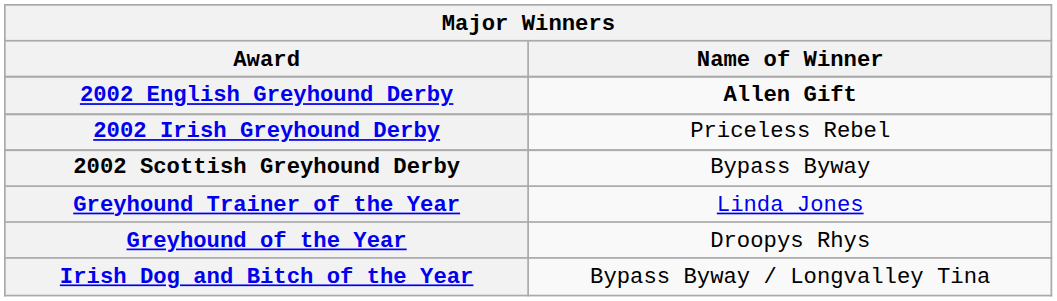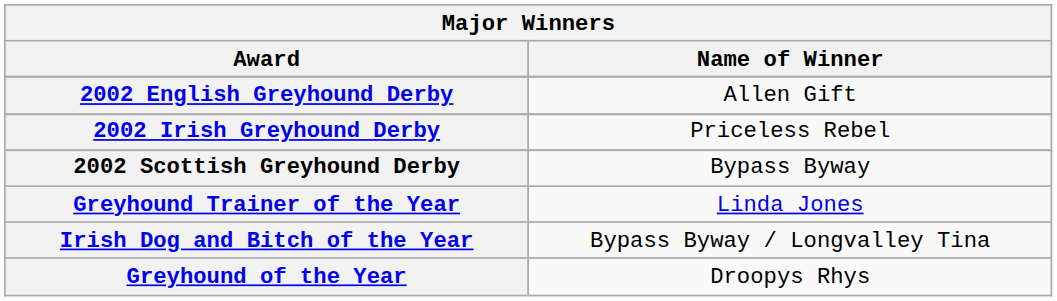(790, 95) bold -> (790, 95) normal
rows swapped: (267, 240) <-> (267, 277)
